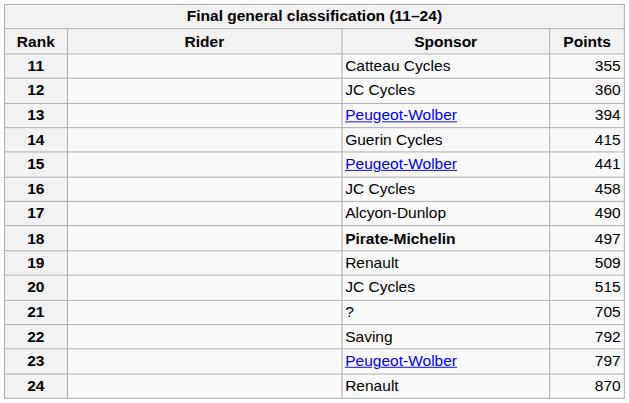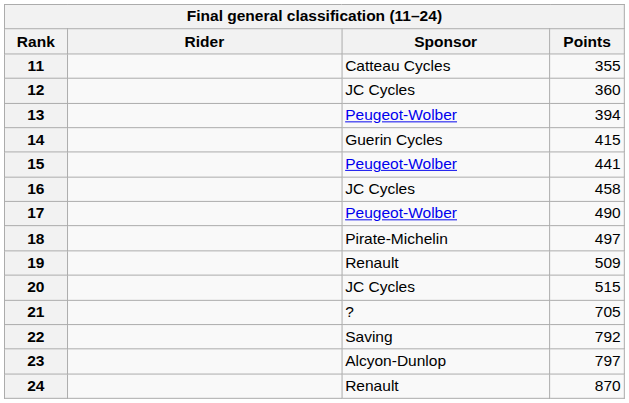(396, 213) Alcyon-Dunlop -> (401, 213) Peugeot-Wolber
(400, 238) bold -> (396, 238) normal
(401, 361) Peugeot-Wolber -> (396, 361) Alcyon-Dunlop
